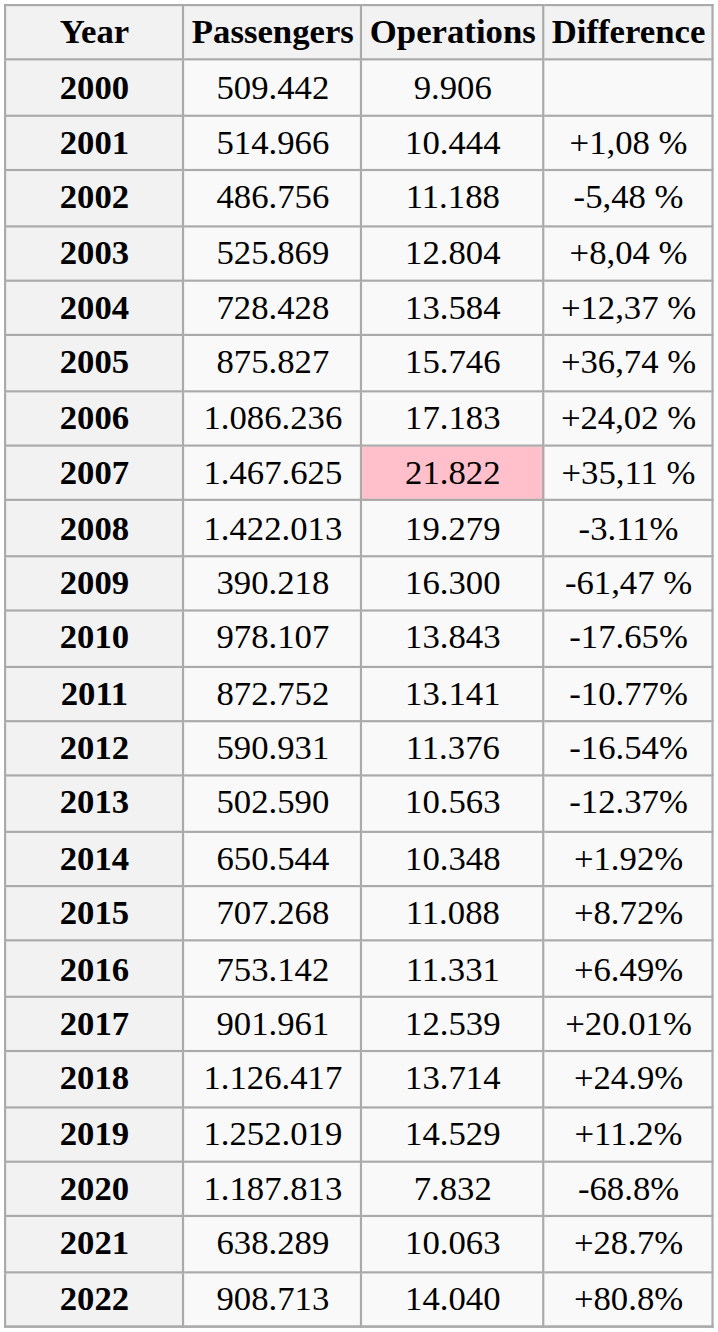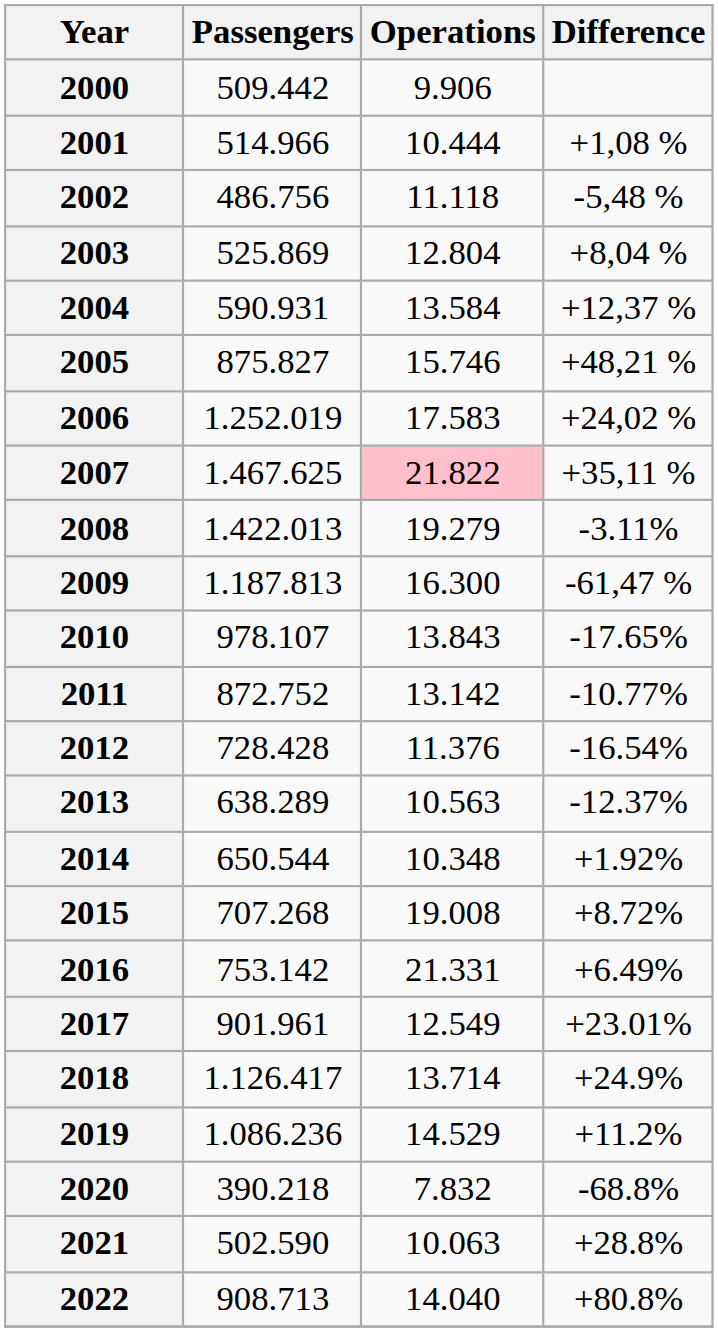(453, 197) 11.188 -> (453, 197) 11.118
(273, 307) 728.428 -> (273, 307) 590.931
(629, 362) +36,74 % -> (629, 362) +48,21 %
(273, 417) 1.086.236 -> (273, 417) 1.252.019
(453, 417) 17.183 -> (453, 417) 17.583
(273, 582) 390.218 -> (273, 582) 1.187.813
(453, 692) 13.141 -> (453, 692) 13.142
(273, 747) 590.931 -> (273, 747) 728.428
(273, 802) 502.590 -> (273, 802) 638.289
(453, 913) 11.088 -> (453, 913) 19.008
(453, 968) 11.331 -> (453, 968) 21.331
(453, 1023) 12.539 -> (453, 1023) 12.549
(629, 1023) +20.01% -> (629, 1023) +23.01%
(273, 1133) 1.252.019 -> (273, 1133) 1.086.236
(273, 1188) 1.187.813 -> (273, 1188) 390.218
(273, 1243) 638.289 -> (273, 1243) 502.590
(629, 1243) +28.7% -> (629, 1243) +28.8%
